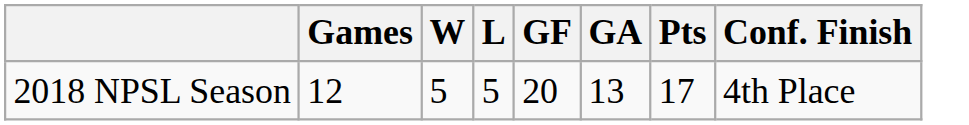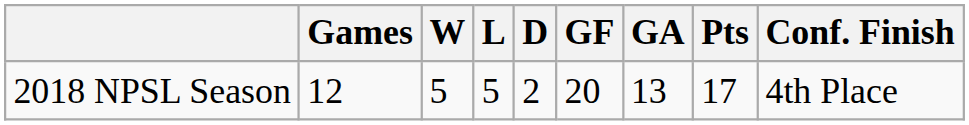+ column: (535, 32)
